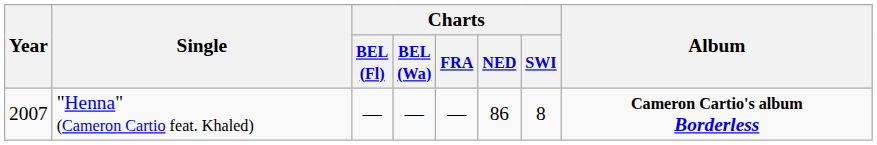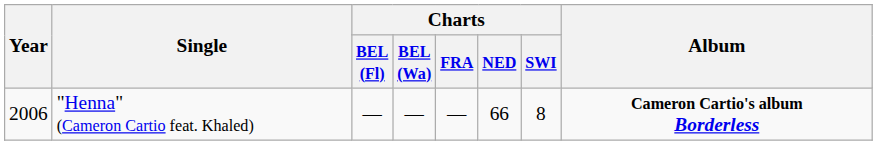(28, 113) 2007 -> (28, 113) 2006
(499, 113) 86 -> (499, 113) 66
